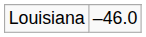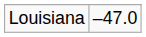(115, 18) –46.0 -> (115, 18) –47.0
